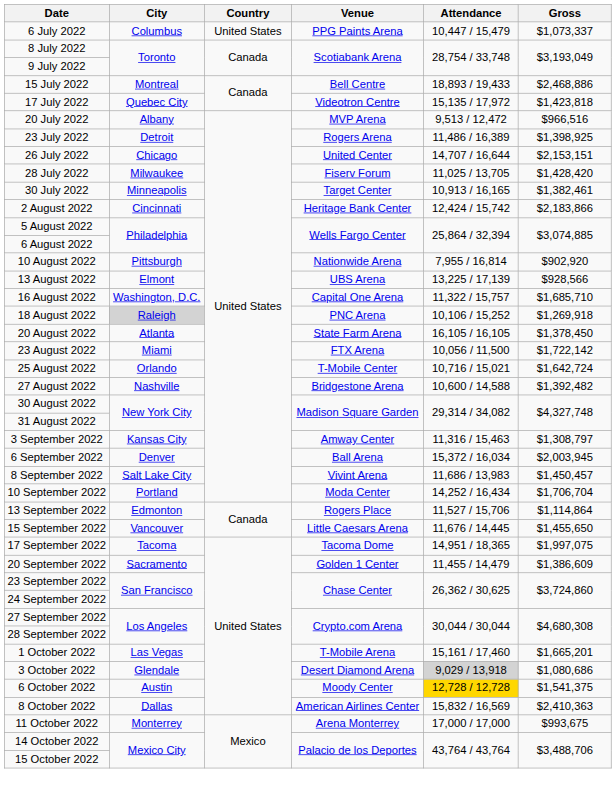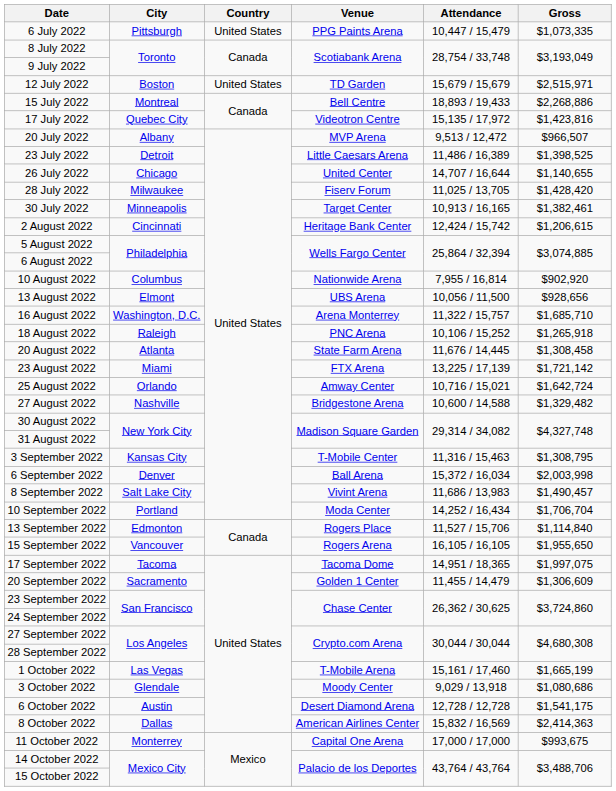(157, 31) Columbus -> (157, 31) Pittsburgh
(565, 31) $1,073,337 -> (565, 31) $1,073,335
+ row: (57, 84)
(565, 84) $2,468,886 -> (565, 102) $2,268,886
(565, 102) $1,423,818 -> (565, 119) $1,423,816
(565, 119) $966,516 -> (565, 137) $966,507
(357, 137) Rogers Arena -> (357, 155) Little Caesars Arena
(565, 137) $1,398,925 -> (565, 155) $1,398,525
(565, 155) $2,153,151 -> (565, 173) $1,140,655
(565, 208) $2,183,866 -> (565, 226) $1,206,615
(157, 262) Pittsburgh -> (157, 279) Columbus
(471, 279) 13,225 / 17,139 -> (471, 297) 10,056 / 11,500
(565, 279) $928,566 -> (565, 297) $928,656
(357, 297) Capital One Arena -> (357, 315) Arena Monterrey
(157, 315) lightgrey background -> (157, 333) no background
(565, 315) $1,269,918 -> (565, 333) $1,265,918
(471, 333) 16,105 / 16,105 -> (471, 350) 11,676 / 14,445
(565, 333) $1,378,450 -> (565, 350) $1,308,458
(471, 350) 10,056 / 11,500 -> (471, 368) 13,225 / 17,139
(565, 350) $1,722,142 -> (565, 368) $1,721,142
(357, 368) T-Mobile Center -> (357, 386) Amway Center
(565, 386) $1,392,482 -> (565, 404) $1,329,482
(357, 439) Amway Center -> (357, 457) T-Mobile Center
(565, 439) $1,308,797 -> (565, 457) $1,308,795
(565, 457) $2,003,945 -> (565, 475) $2,003,998
(565, 475) $1,450,457 -> (565, 492) $1,490,457
(565, 510) $1,114,864 -> (565, 528) $1,114,840
(357, 528) Little Caesars Arena -> (357, 546) Rogers Arena
(471, 528) 11,676 / 14,445 -> (471, 546) 16,105 / 16,105
(565, 528) $1,455,650 -> (565, 546) $1,955,650
(565, 564) $1,386,609 -> (565, 581) $1,306,609
(565, 652) $1,665,201 -> (565, 670) $1,665,199
(357, 670) Desert Diamond Arena -> (357, 688) Moody Center
(471, 670) lightgrey background -> (471, 688) no background
(357, 688) Moody Center -> (357, 706) Desert Diamond Arena
(471, 688) gold background -> (471, 706) no background
(565, 688) $1,541,375 -> (565, 706) $1,541,175
(565, 706) $2,410,363 -> (565, 723) $2,414,363
(357, 723) Arena Monterrey -> (357, 741) Capital One Arena
